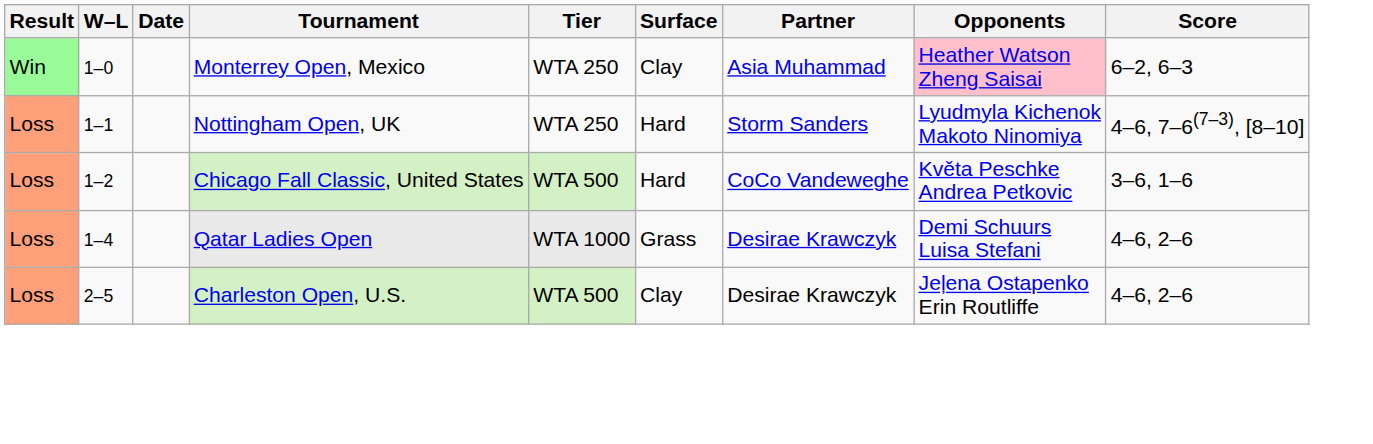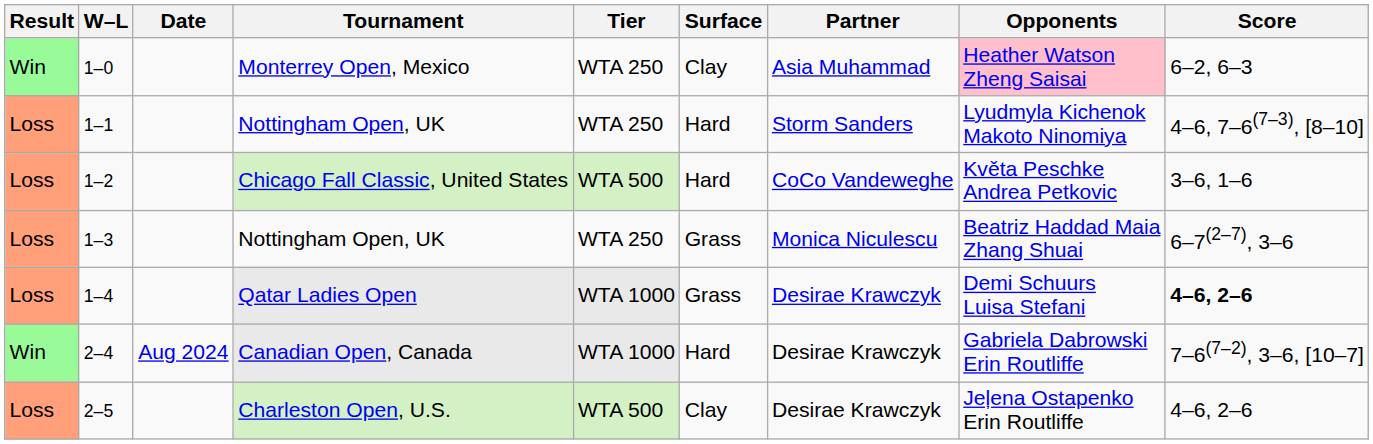+ row: (99, 239)
(1152, 238) normal -> (1211, 295) bold
+ row: (99, 354)
